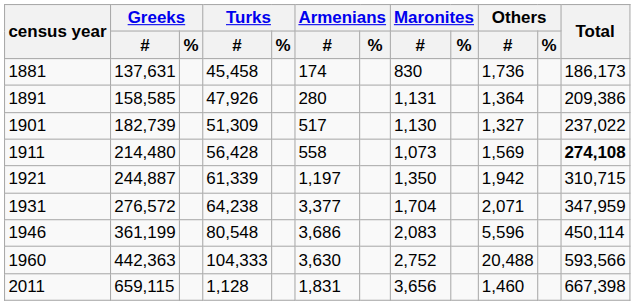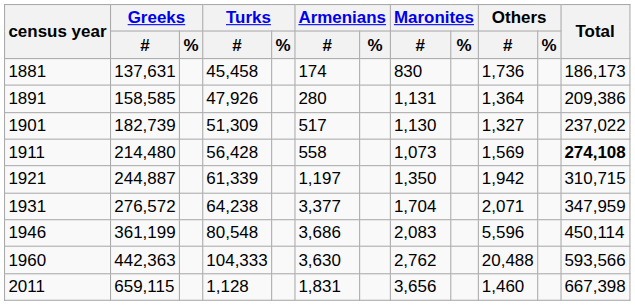(415, 260) 2,752 -> (415, 260) 2,762
